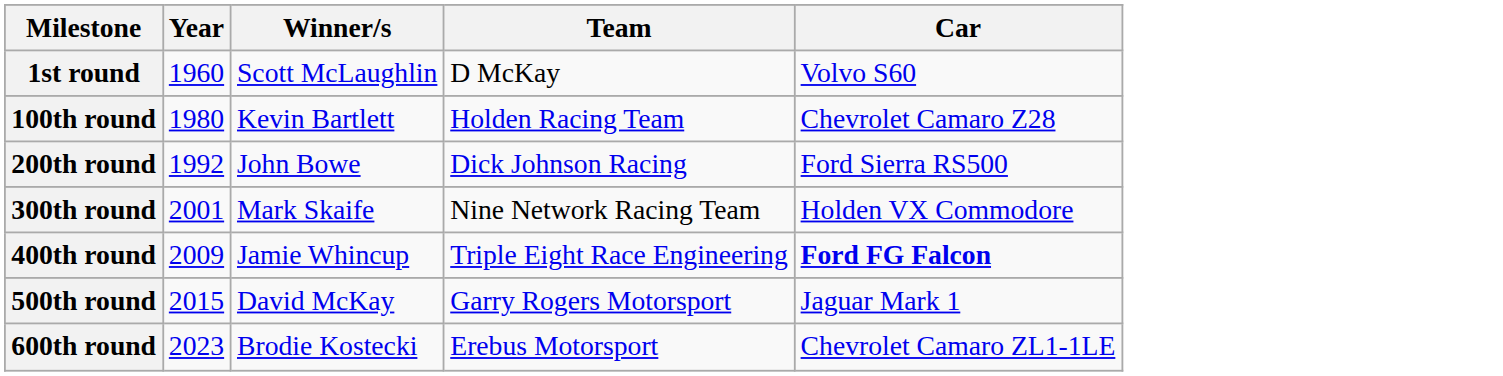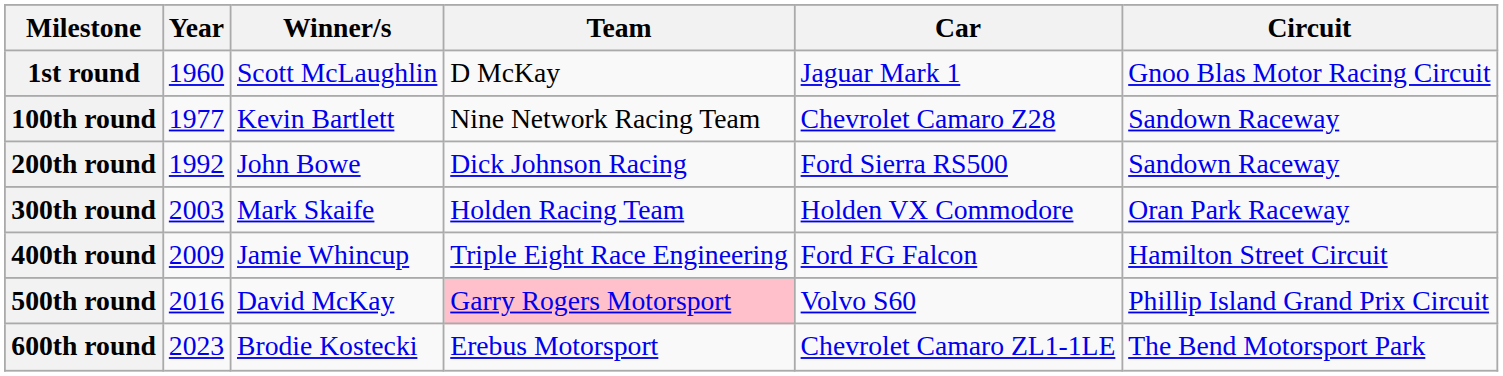+ column: (1309, 27)
(858, 73) Volvo S60 -> (880, 73) Jaguar Mark 1
(196, 118) 1980 -> (196, 118) 1977
(567, 118) Holden Racing Team -> (605, 118) Nine Network Racing Team
(196, 209) 2001 -> (196, 209) 2003
(605, 209) Nine Network Racing Team -> (567, 209) Holden Racing Team
(896, 255) bold -> (889, 255) normal
(196, 301) 2015 -> (196, 301) 2016
(591, 301) no background -> (591, 301) pink background
(880, 301) Jaguar Mark 1 -> (858, 301) Volvo S60
